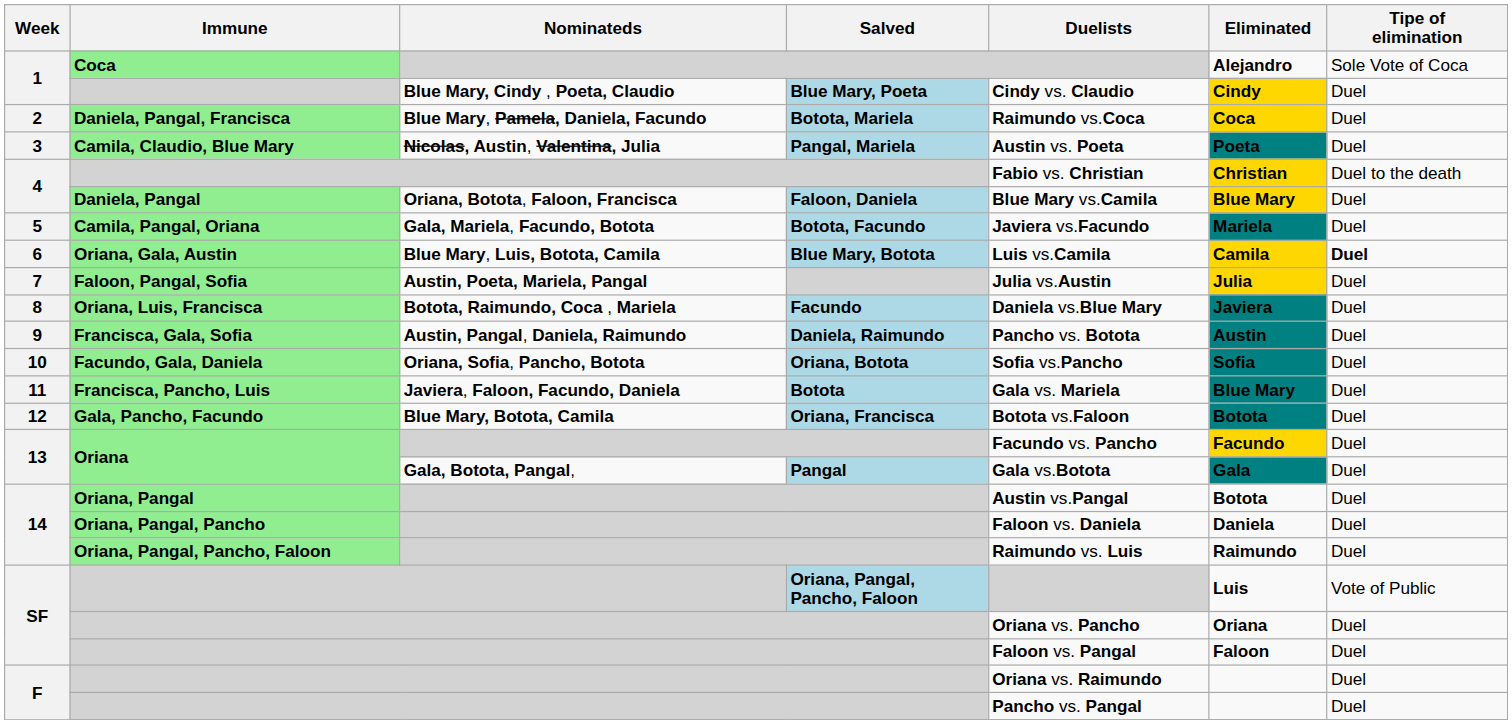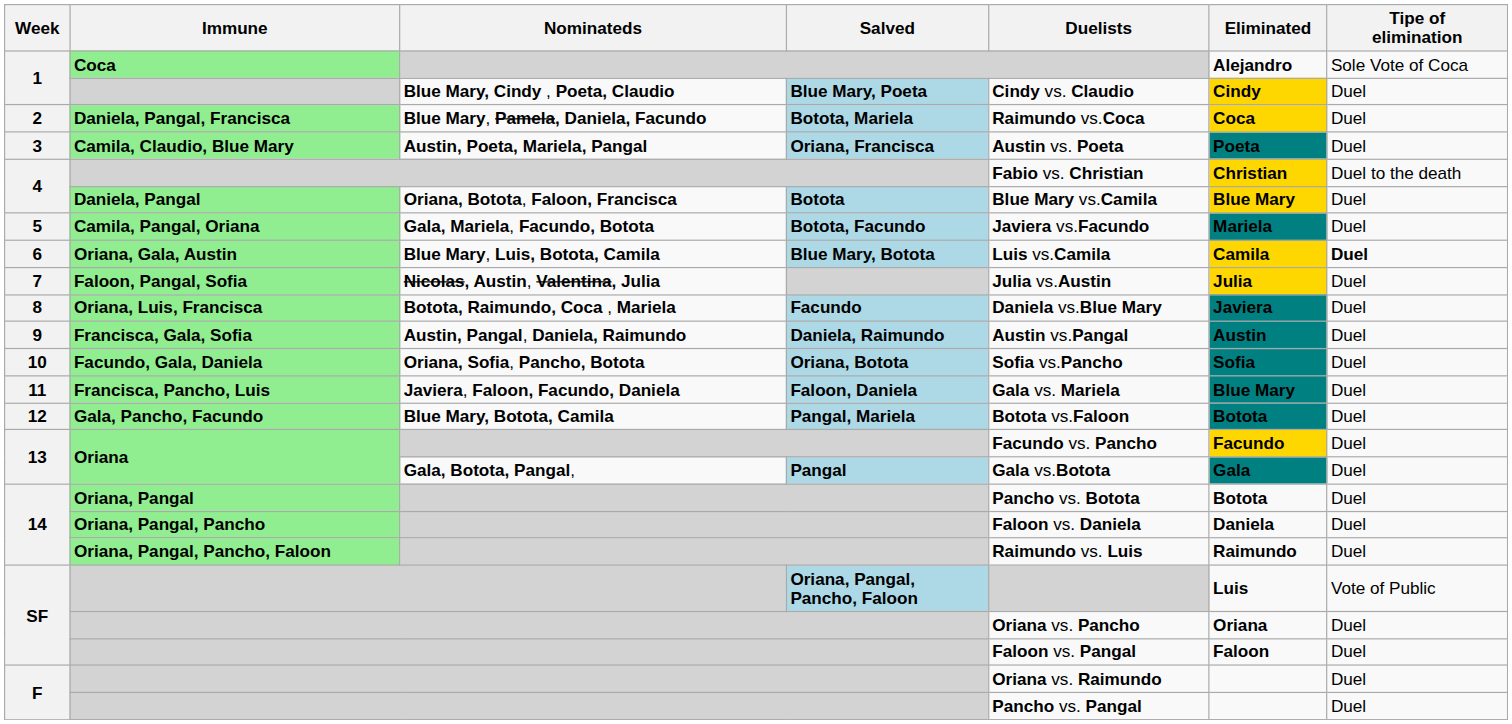(532, 146) Nicolas, Austin, Valentina, Julia -> (526, 146) Austin, Poeta, Mariela, Pangal
(853, 146) Pangal, Mariela -> (862, 146) Oriana, Francisca
(854, 200) Faloon, Daniela -> (817, 200) Botota
(526, 281) Austin, Poeta, Mariela, Pangal -> (532, 281) Nicolas, Austin, Valentina, Julia
(1066, 335) Pancho vs. Botota -> (1060, 335) Austin vs.Pangal
(817, 390) Botota -> (854, 390) Faloon, Daniela
(862, 417) Oriana, Francisca -> (853, 417) Pangal, Mariela
(1060, 498) Austin vs.Pangal -> (1066, 498) Pancho vs. Botota
